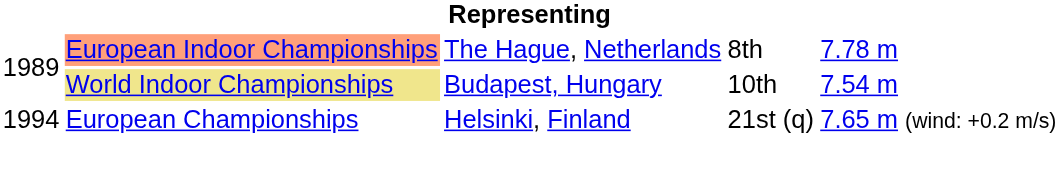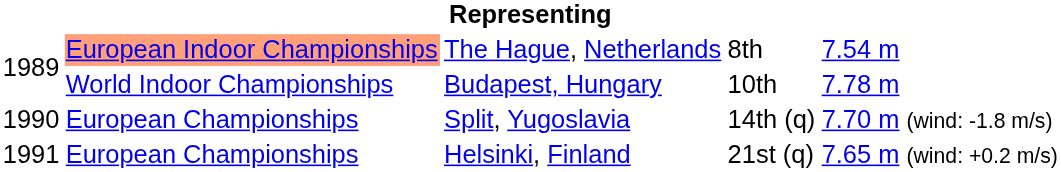(859, 49) 7.78 m -> (861, 49) 7.54 m
(230, 84) khaki background -> (230, 84) no background
(859, 84) 7.54 m -> (861, 84) 7.78 m
+ row: (537, 119)
(31, 119) 1994 -> (31, 154) 1991
